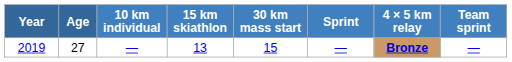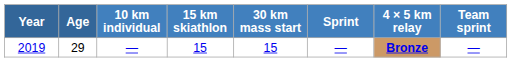(78, 48) 27 -> (78, 48) 29
(200, 48) 13 -> (200, 48) 15
